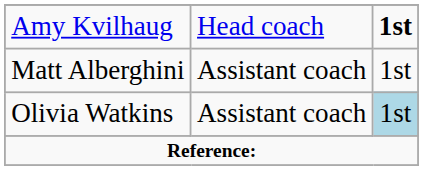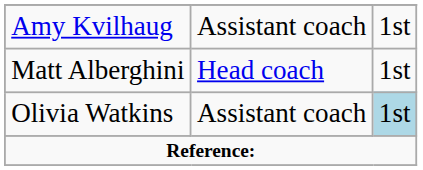(261, 26) Head coach -> (282, 26) Assistant coach
(395, 26) bold -> (395, 26) normal
(282, 69) Assistant coach -> (261, 69) Head coach
